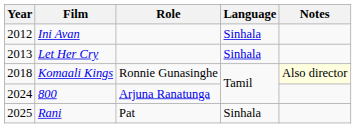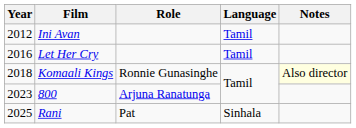(242, 34) Sinhala -> (238, 34) Tamil
(20, 53) 2013 -> (20, 53) 2016
(242, 53) Sinhala -> (238, 53) Tamil
(20, 93) 2024 -> (20, 93) 2023
